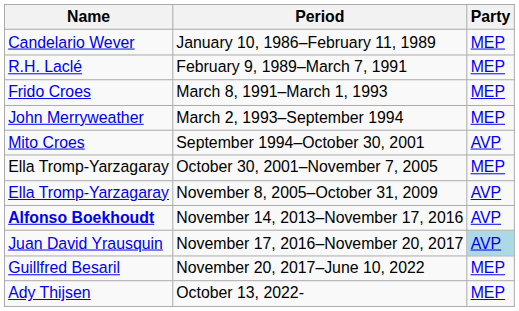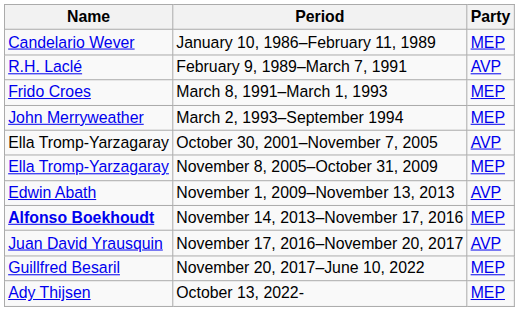(488, 67) MEP -> (486, 67) AVP
- row: (300, 142)
(488, 167) MEP -> (486, 142) AVP
(486, 192) AVP -> (488, 167) MEP
+ row: (315, 192)
(486, 218) AVP -> (488, 218) MEP
(486, 243) lightblue background -> (486, 243) no background
